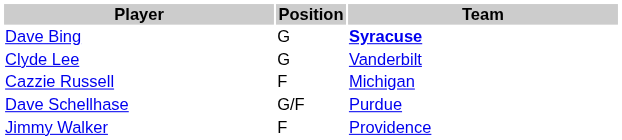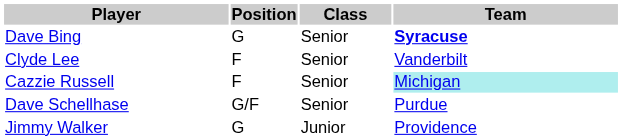+ column: (345, 14)
(284, 59) G -> (237, 59) F
(382, 82) no background -> (427, 82) paleturquoise background
(282, 127) F -> (238, 127) G
